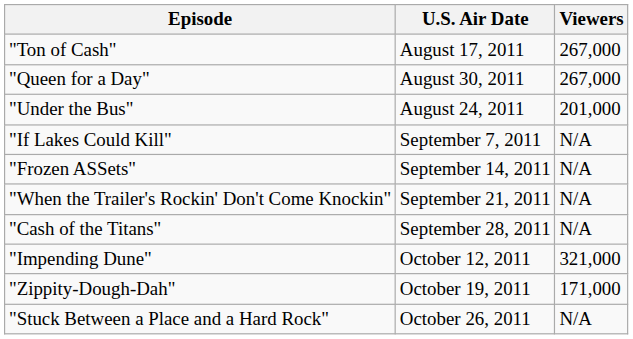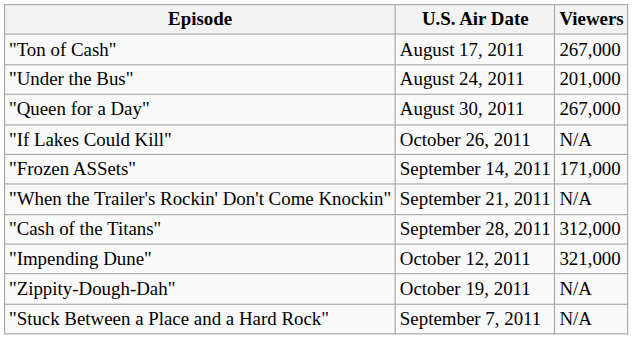rows swapped: (71, 109) <-> (79, 79)
(471, 139) September 7, 2011 -> (465, 139) October 26, 2011
(576, 169) N/A -> (590, 169) 171,000
(576, 229) N/A -> (590, 229) 312,000
(590, 288) 171,000 -> (576, 288) N/A
(465, 318) October 26, 2011 -> (471, 318) September 7, 2011
